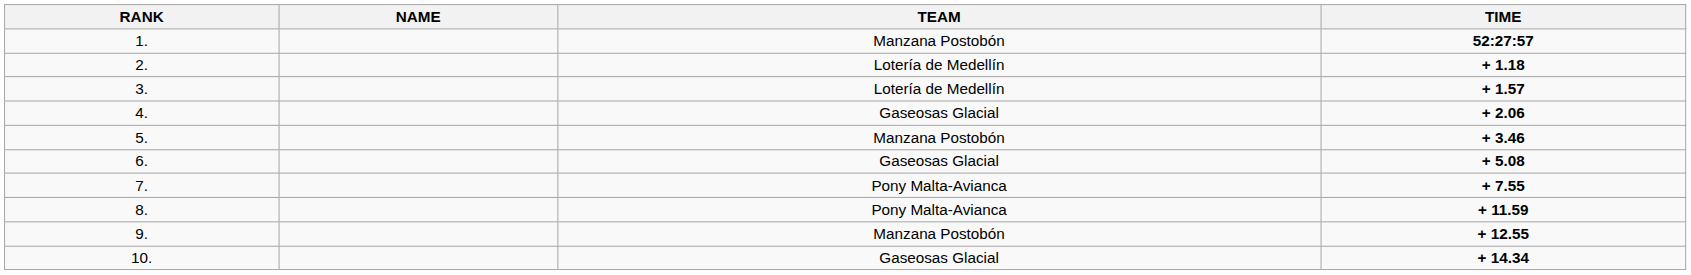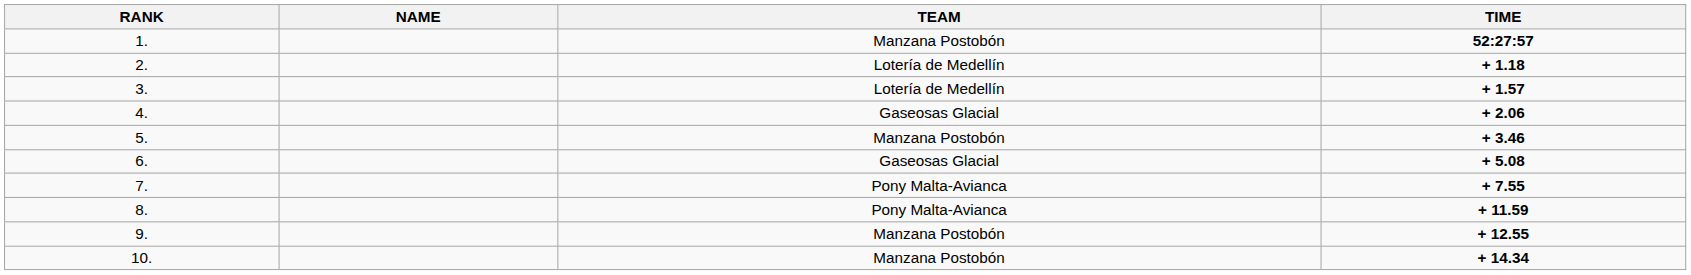(939, 258) Gaseosas Glacial -> (939, 258) Manzana Postobón
